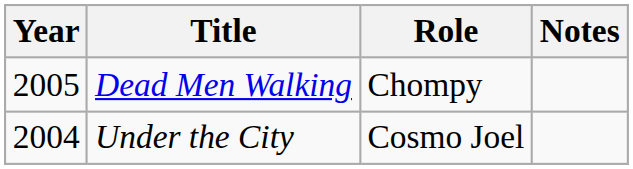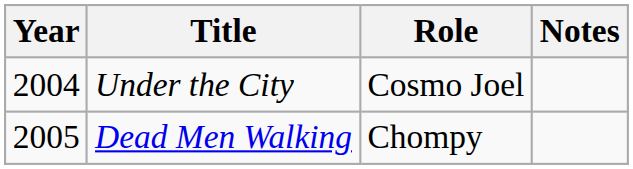rows swapped: (194, 137) <-> (224, 84)
